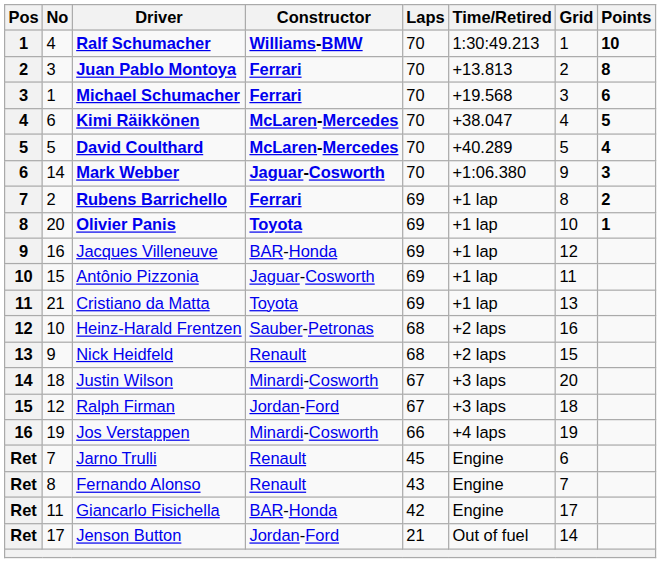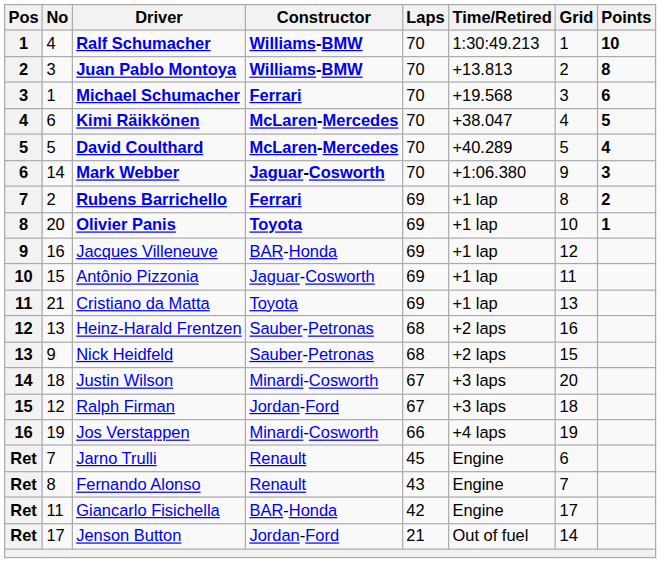(276, 69) Ferrari -> (306, 69) Williams-BMW
(56, 328) 10 -> (56, 328) 13
(278, 354) Renault -> (312, 354) Sauber-Petronas
